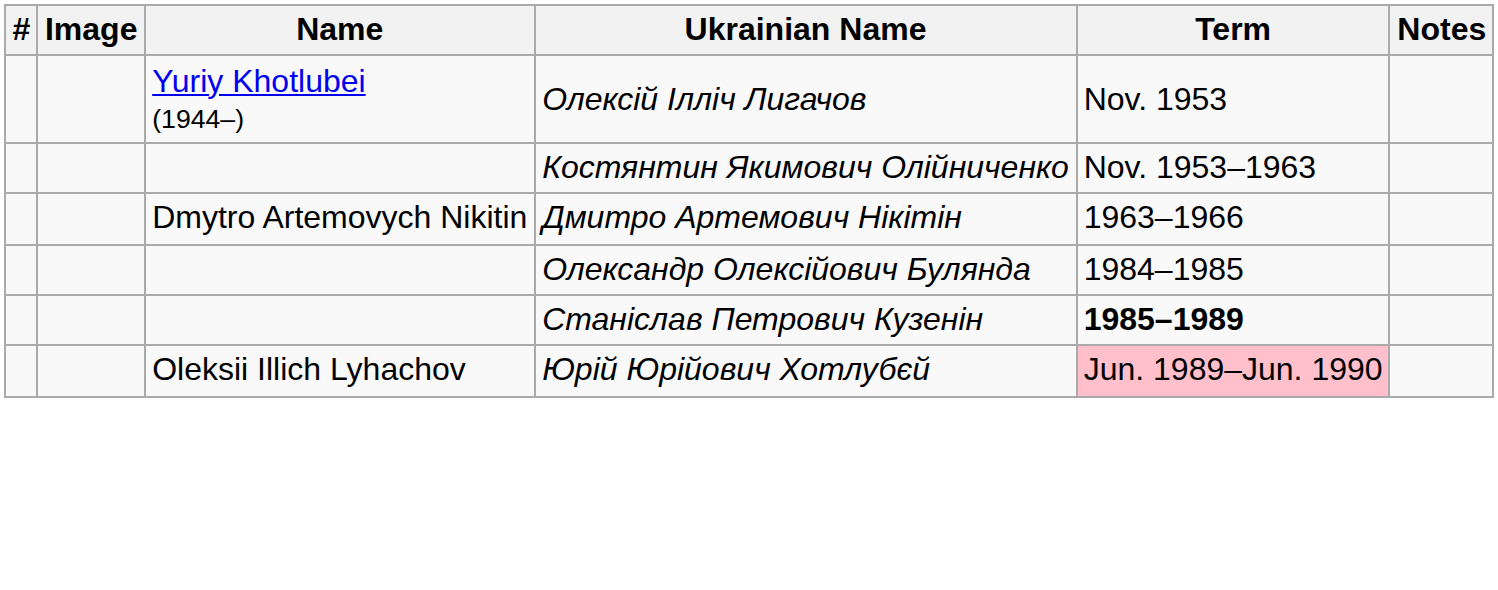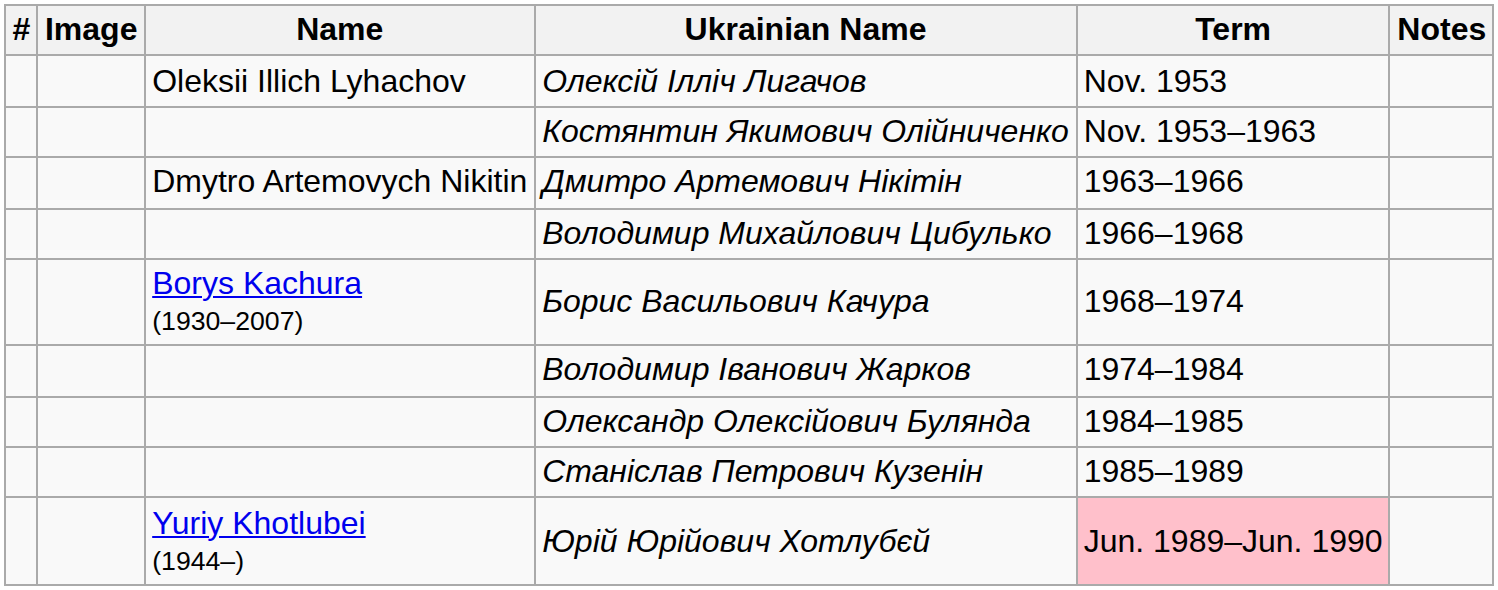(259, 98) Yuriy Khotlubei (1944–) -> (309, 80) Oleksii Illich Lyhachov
+ row: (797, 232)
+ row: (736, 301)
+ row: (757, 370)
(1164, 319) bold -> (1164, 471) normal
(309, 370) Oleksii Illich Lyhachov -> (259, 540) Yuriy Khotlubei (1944–)
